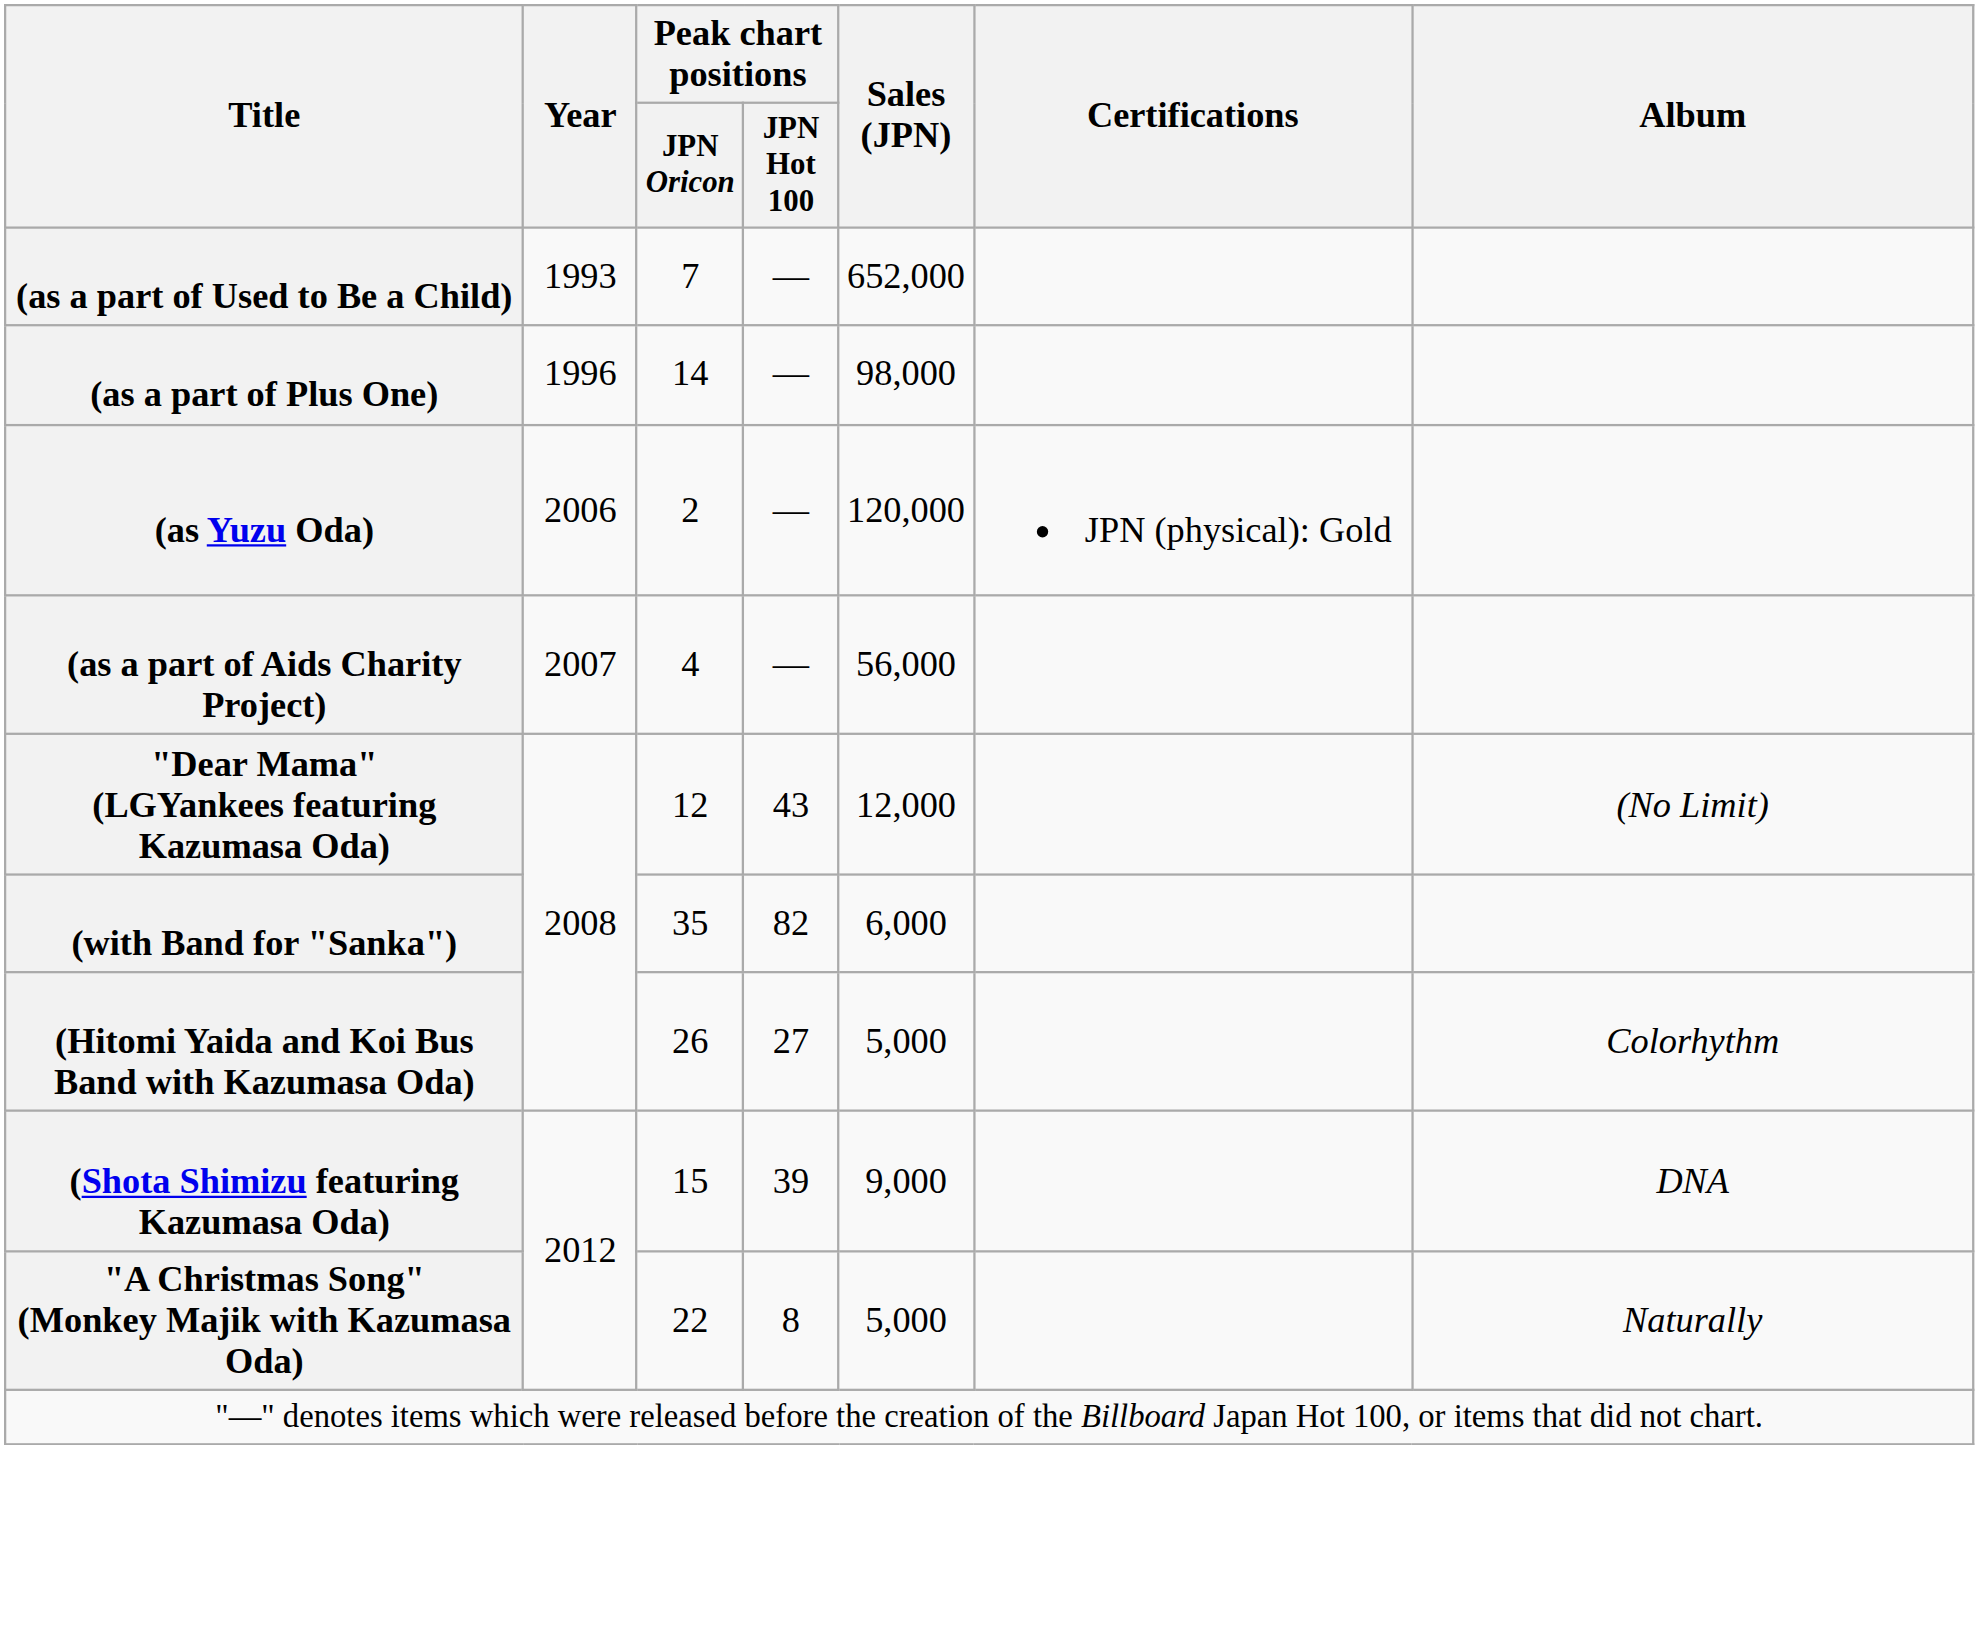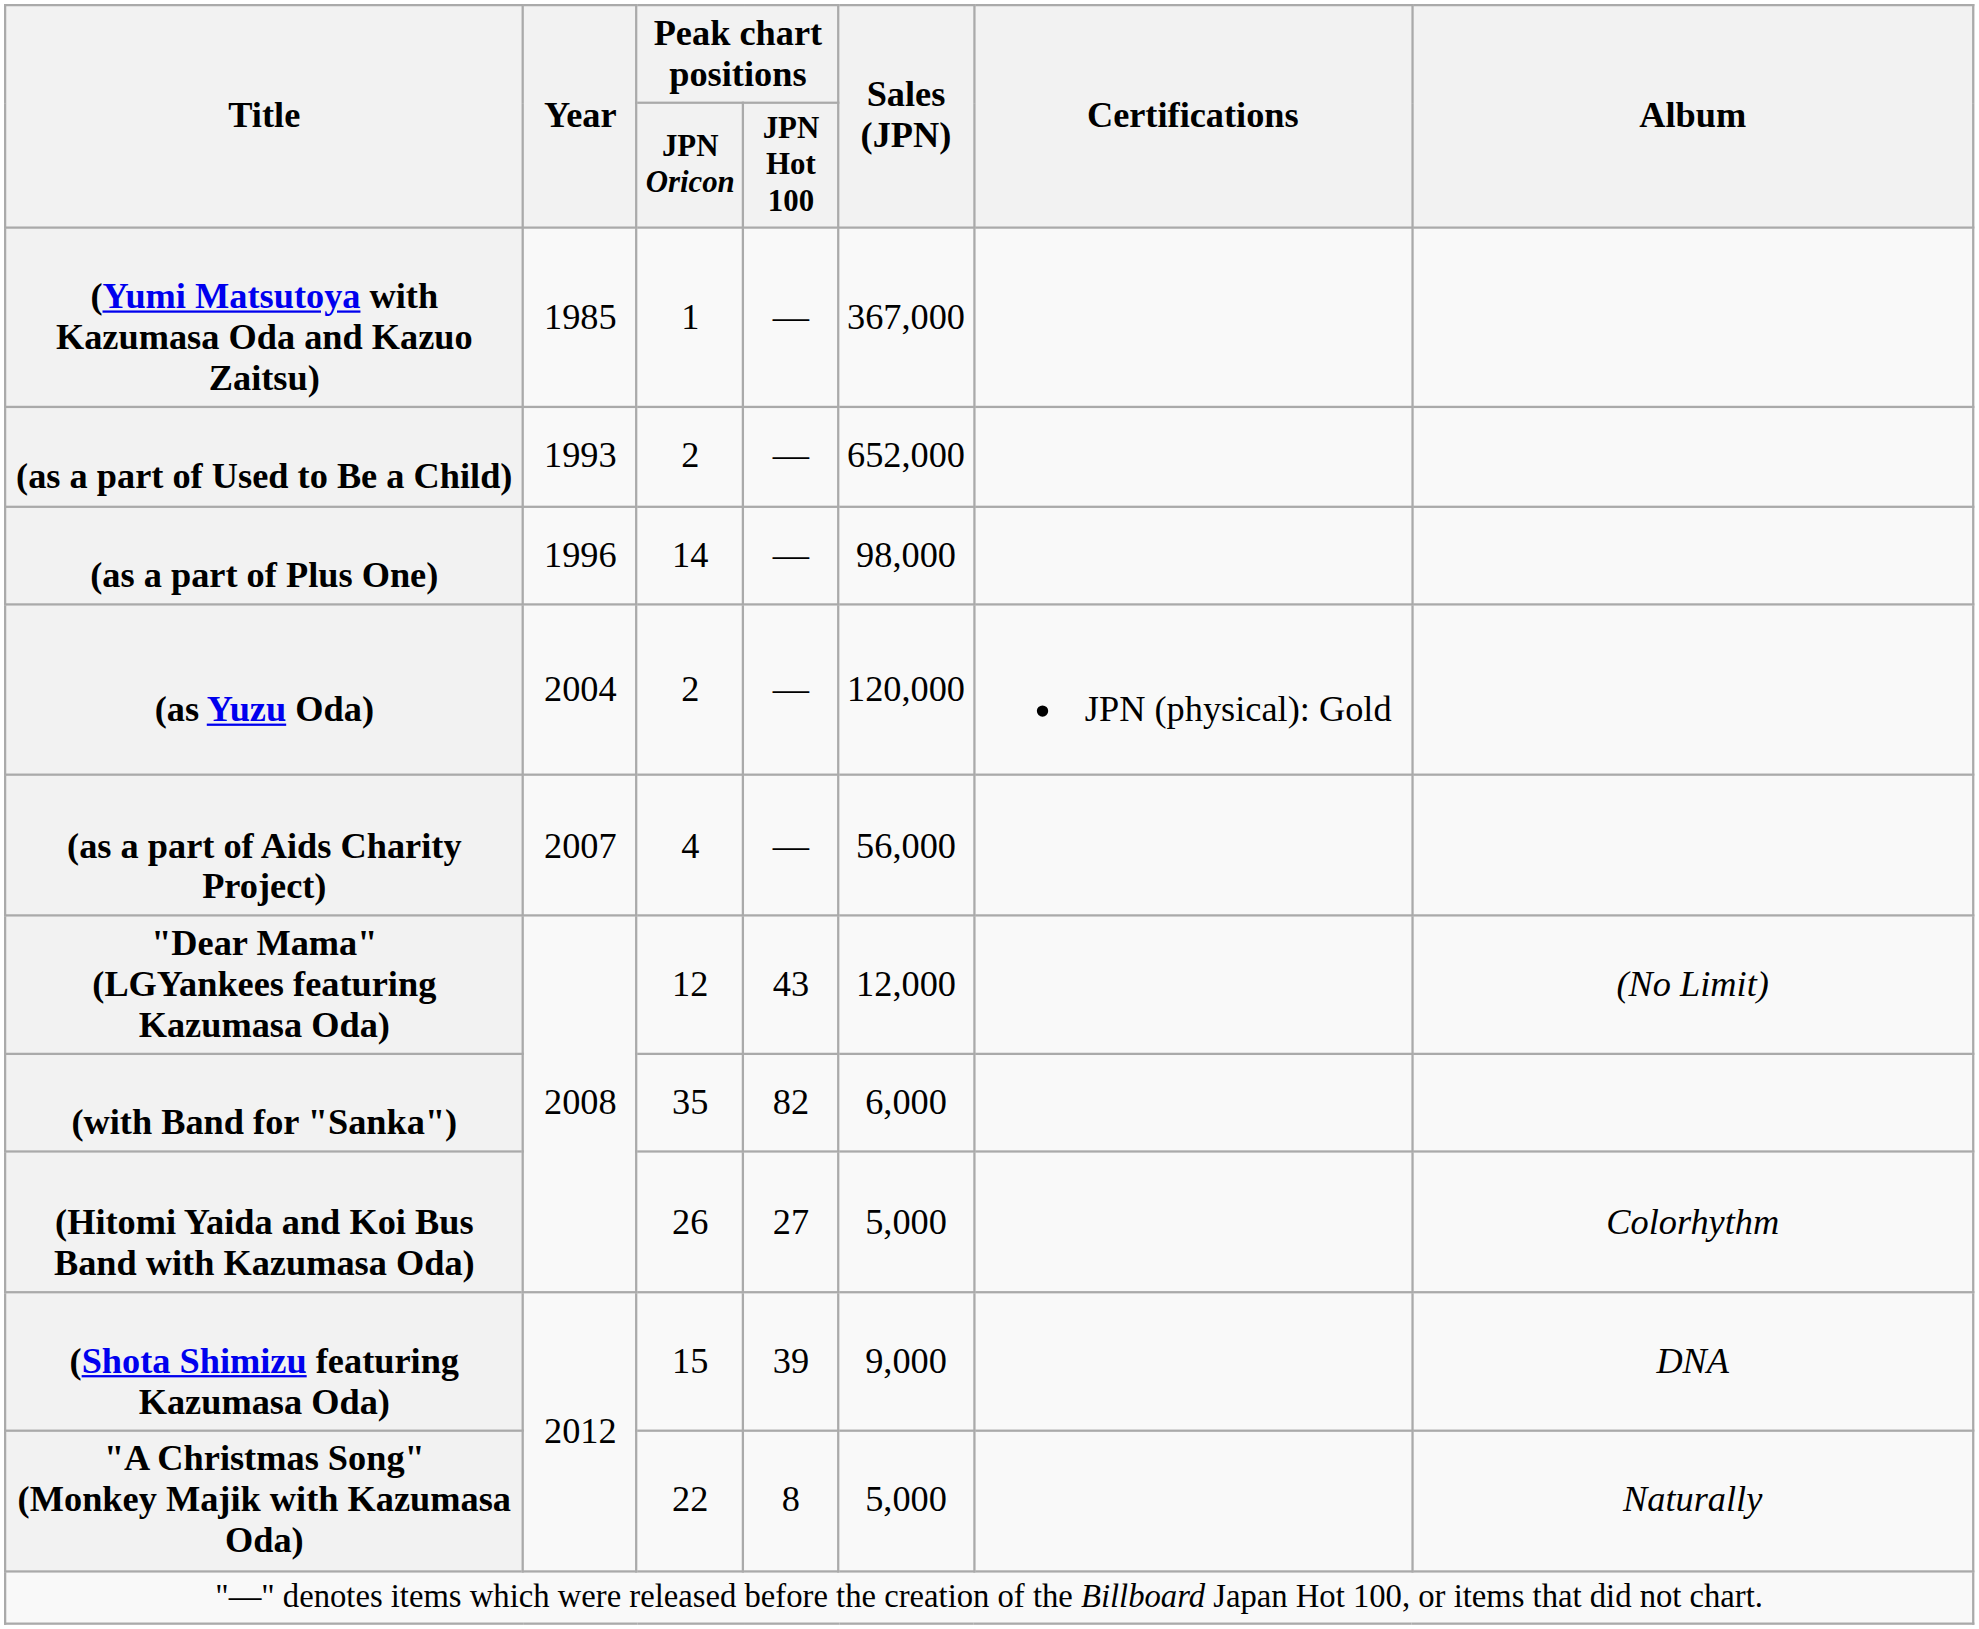+ row: (264, 337)
(690, 275) 7 -> (690, 455) 2
(580, 509) 2006 -> (580, 689) 2004
